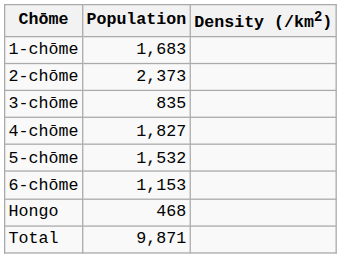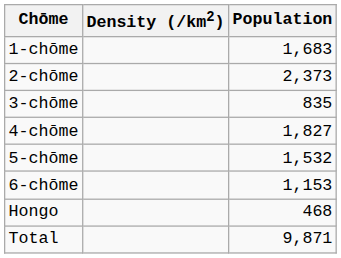columns swapped: (136, 20) <-> (263, 20)
